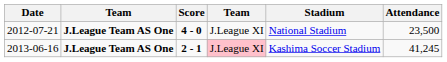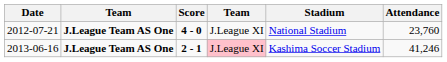(424, 30) 23,500 -> (424, 30) 23,760
(424, 48) 41,245 -> (424, 48) 41,246
